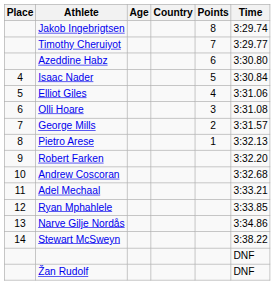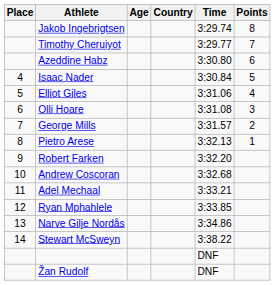columns swapped: (251, 12) <-> (213, 12)
